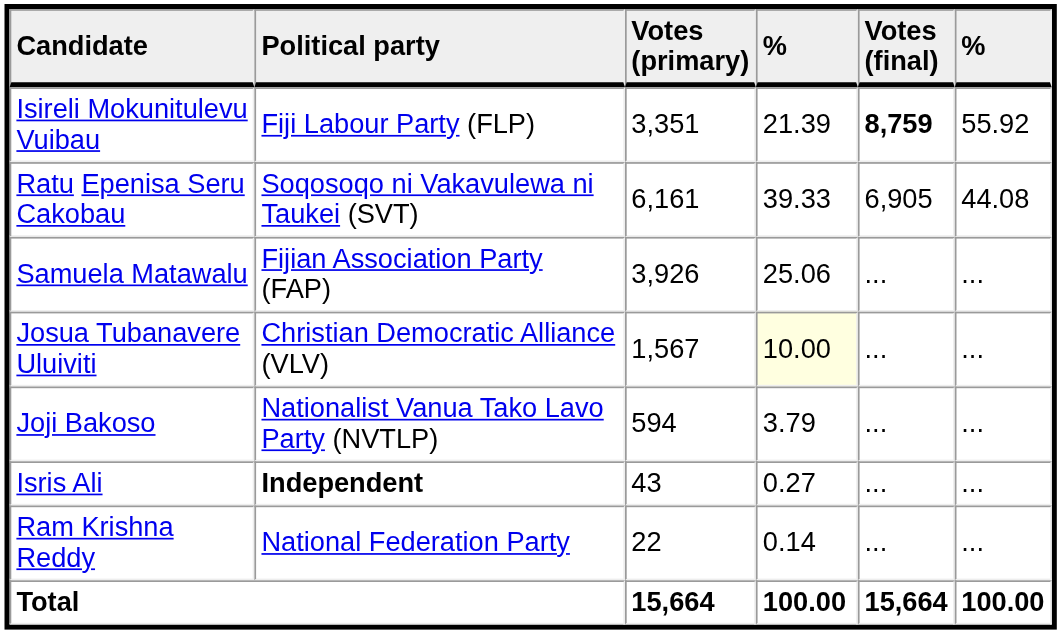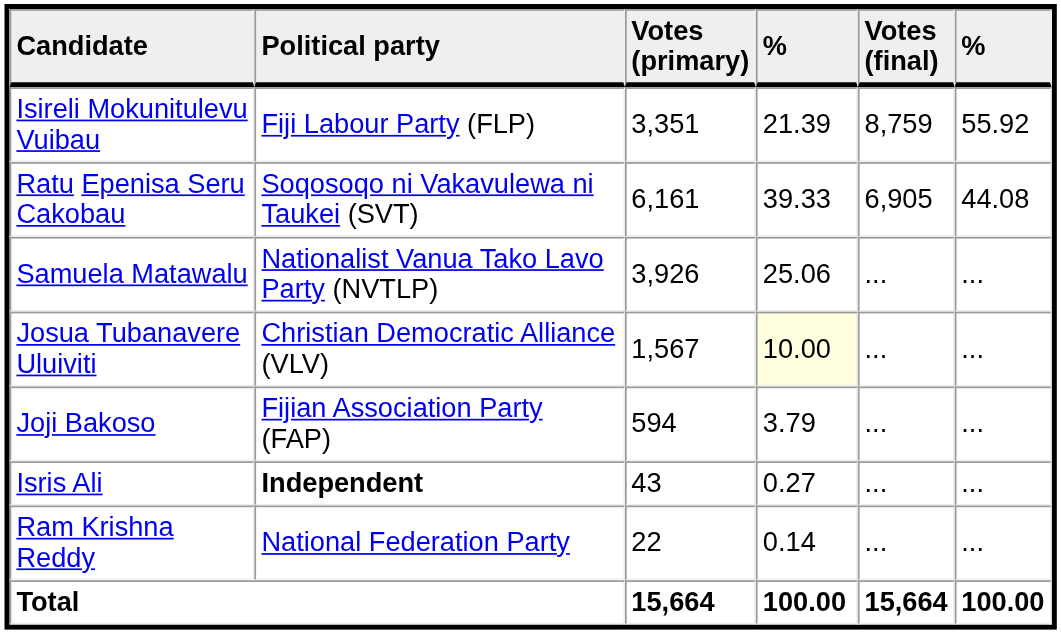(899, 124) bold -> (899, 124) normal
(402, 273) Fijian Association Party (FAP) -> (433, 273) Nationalist Vanua Tako Lavo Party (NVTLP)
(433, 423) Nationalist Vanua Tako Lavo Party (NVTLP) -> (402, 423) Fijian Association Party (FAP)
